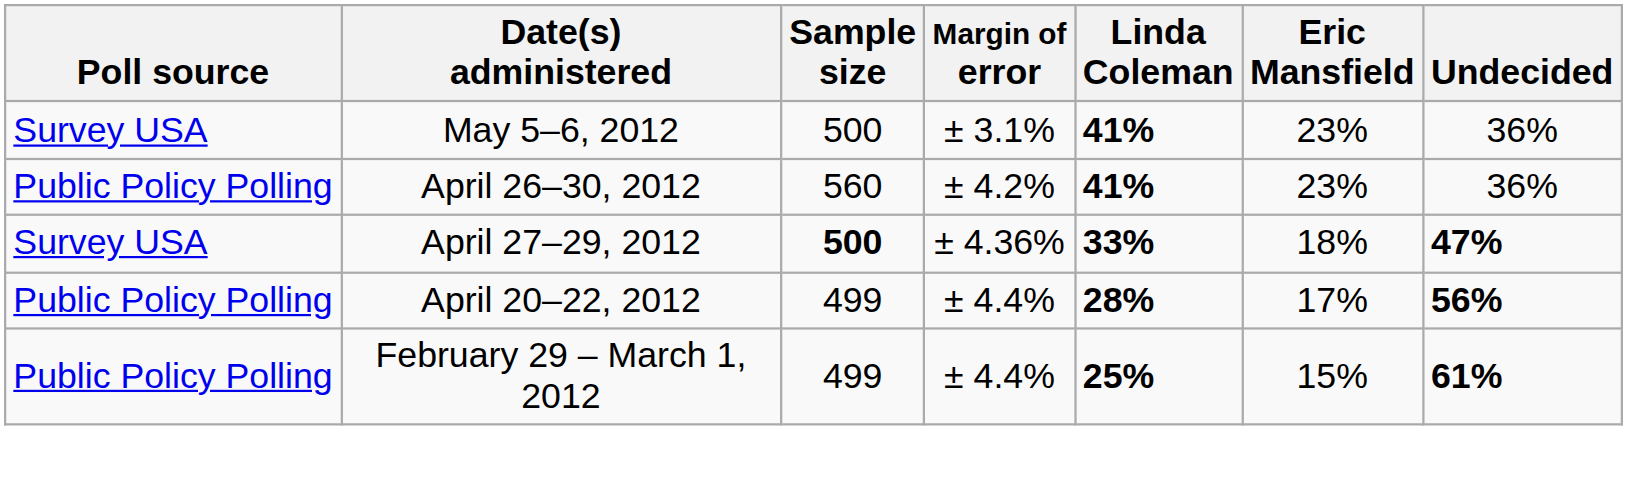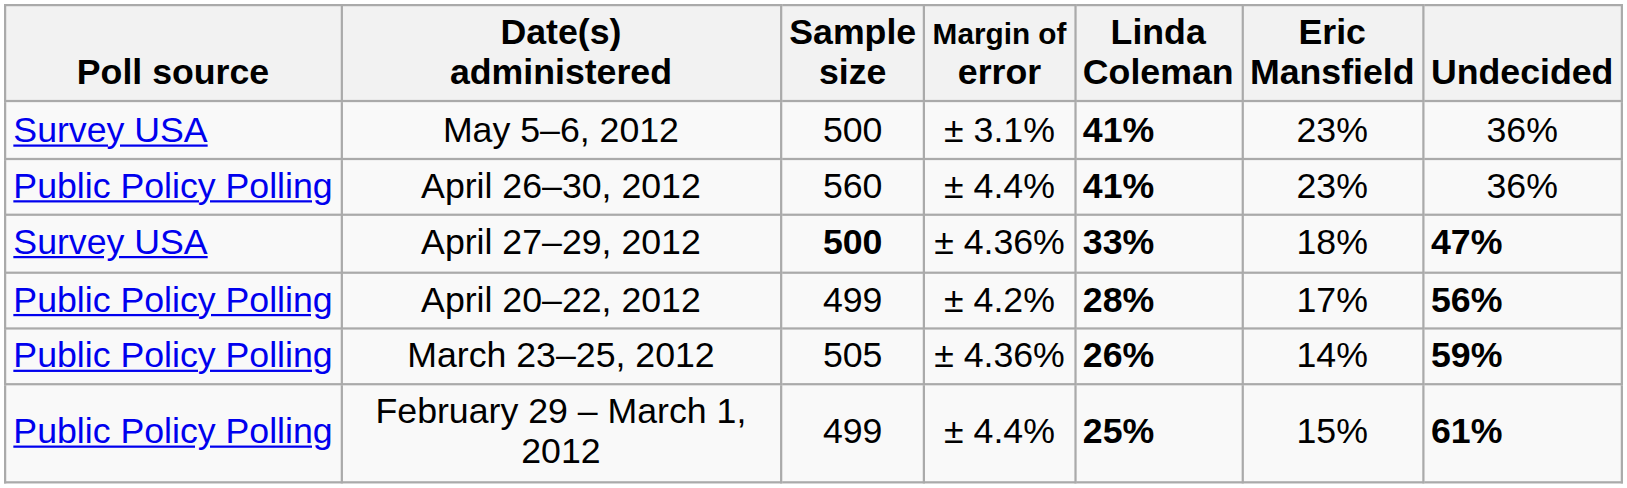(1000, 186) ± 4.2% -> (1000, 186) ± 4.4%
(1000, 299) ± 4.4% -> (1000, 299) ± 4.2%
+ row: (561, 355)
